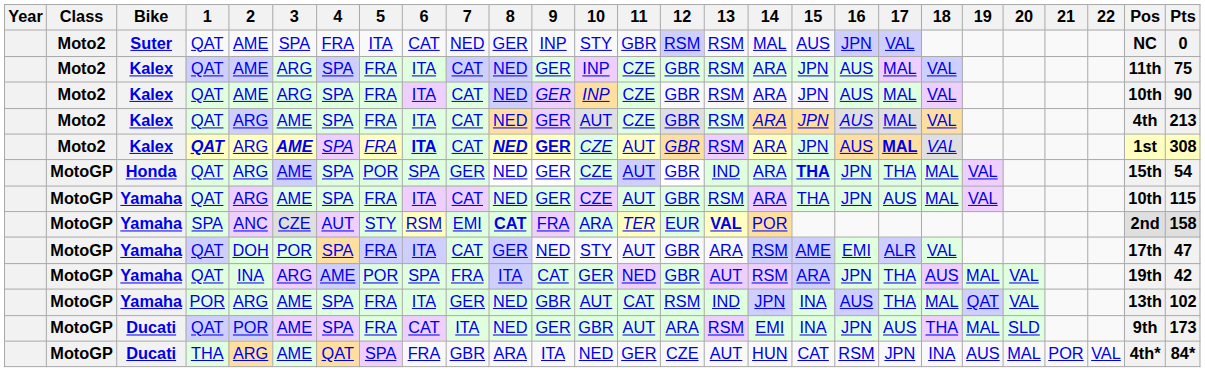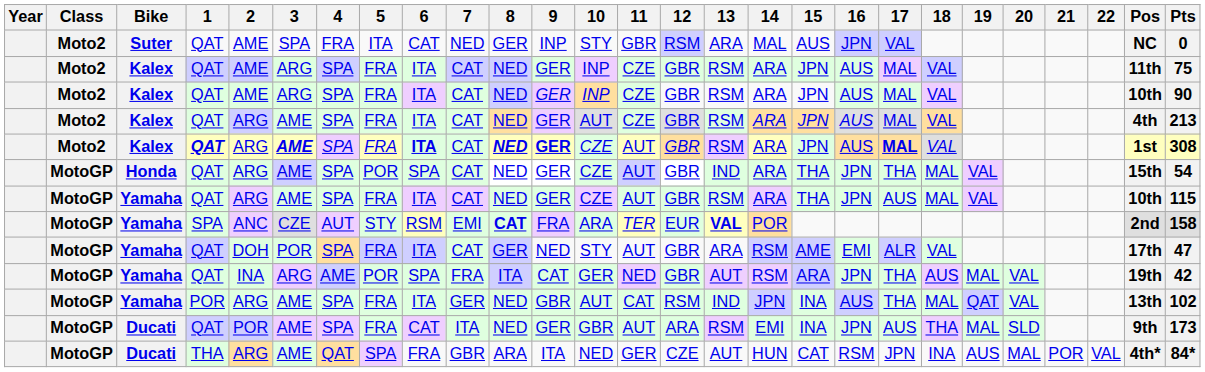(726, 43) RSM -> (726, 43) ARA
(467, 172) GER -> (467, 172) CAT
(813, 172) bold -> (813, 172) normal
